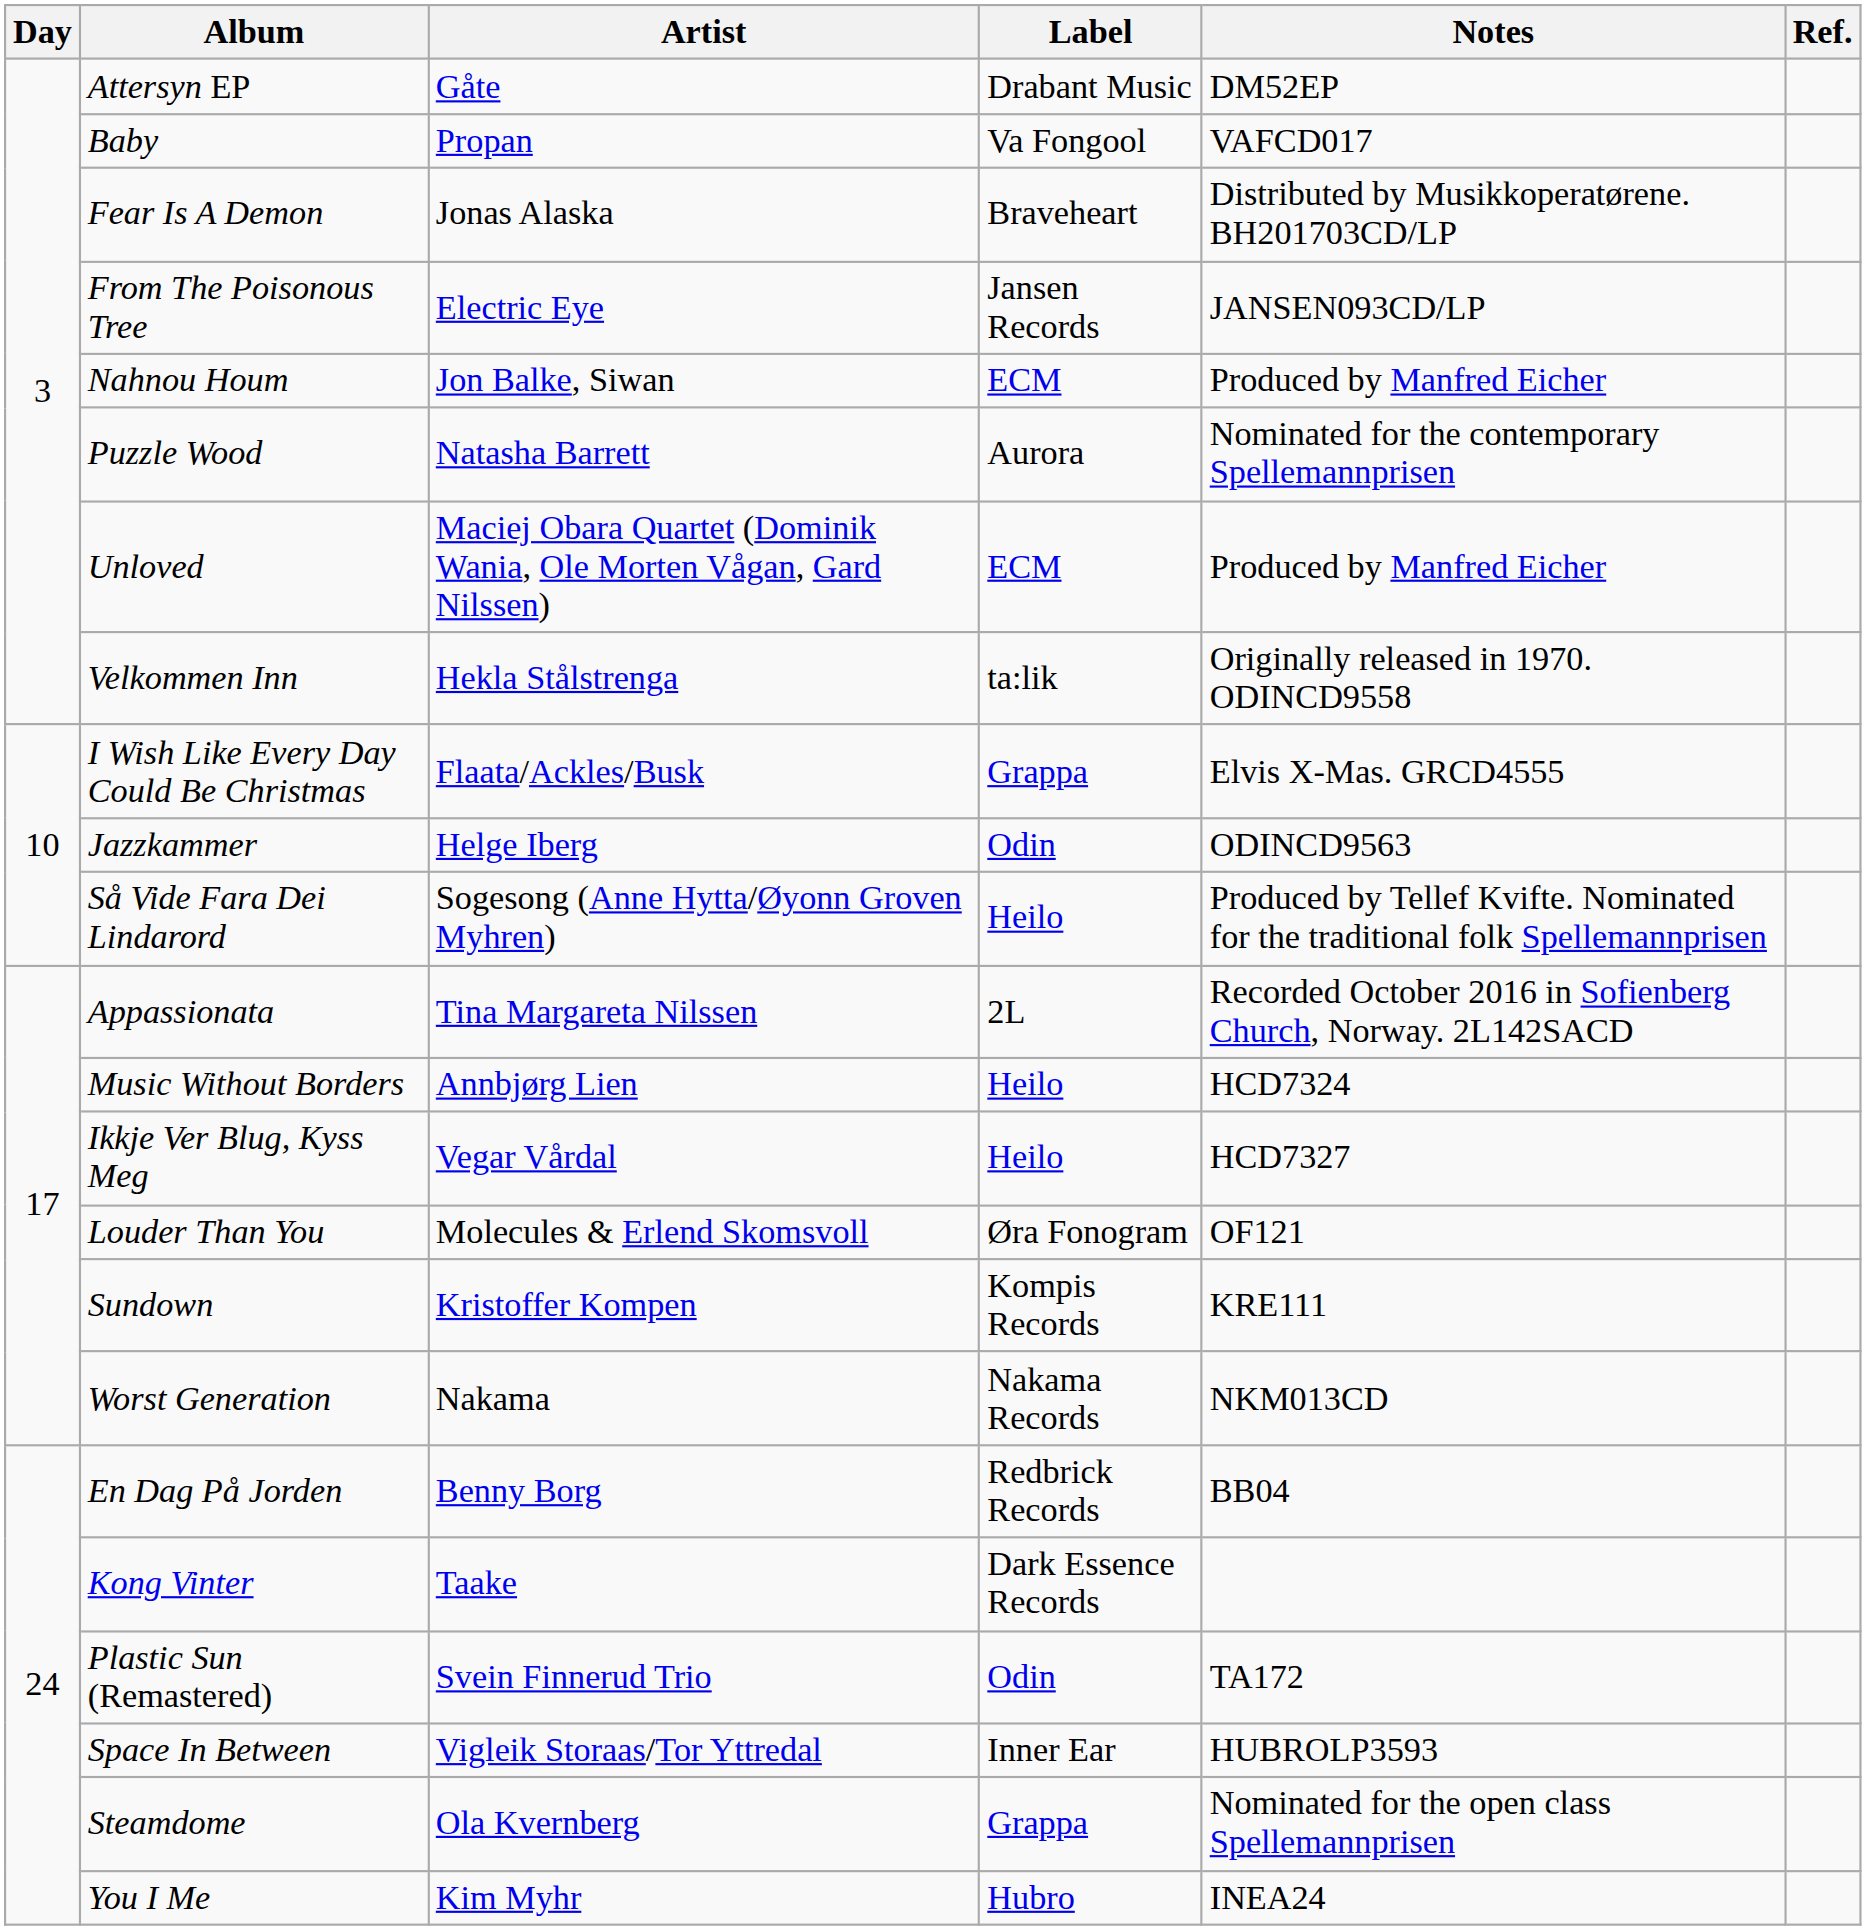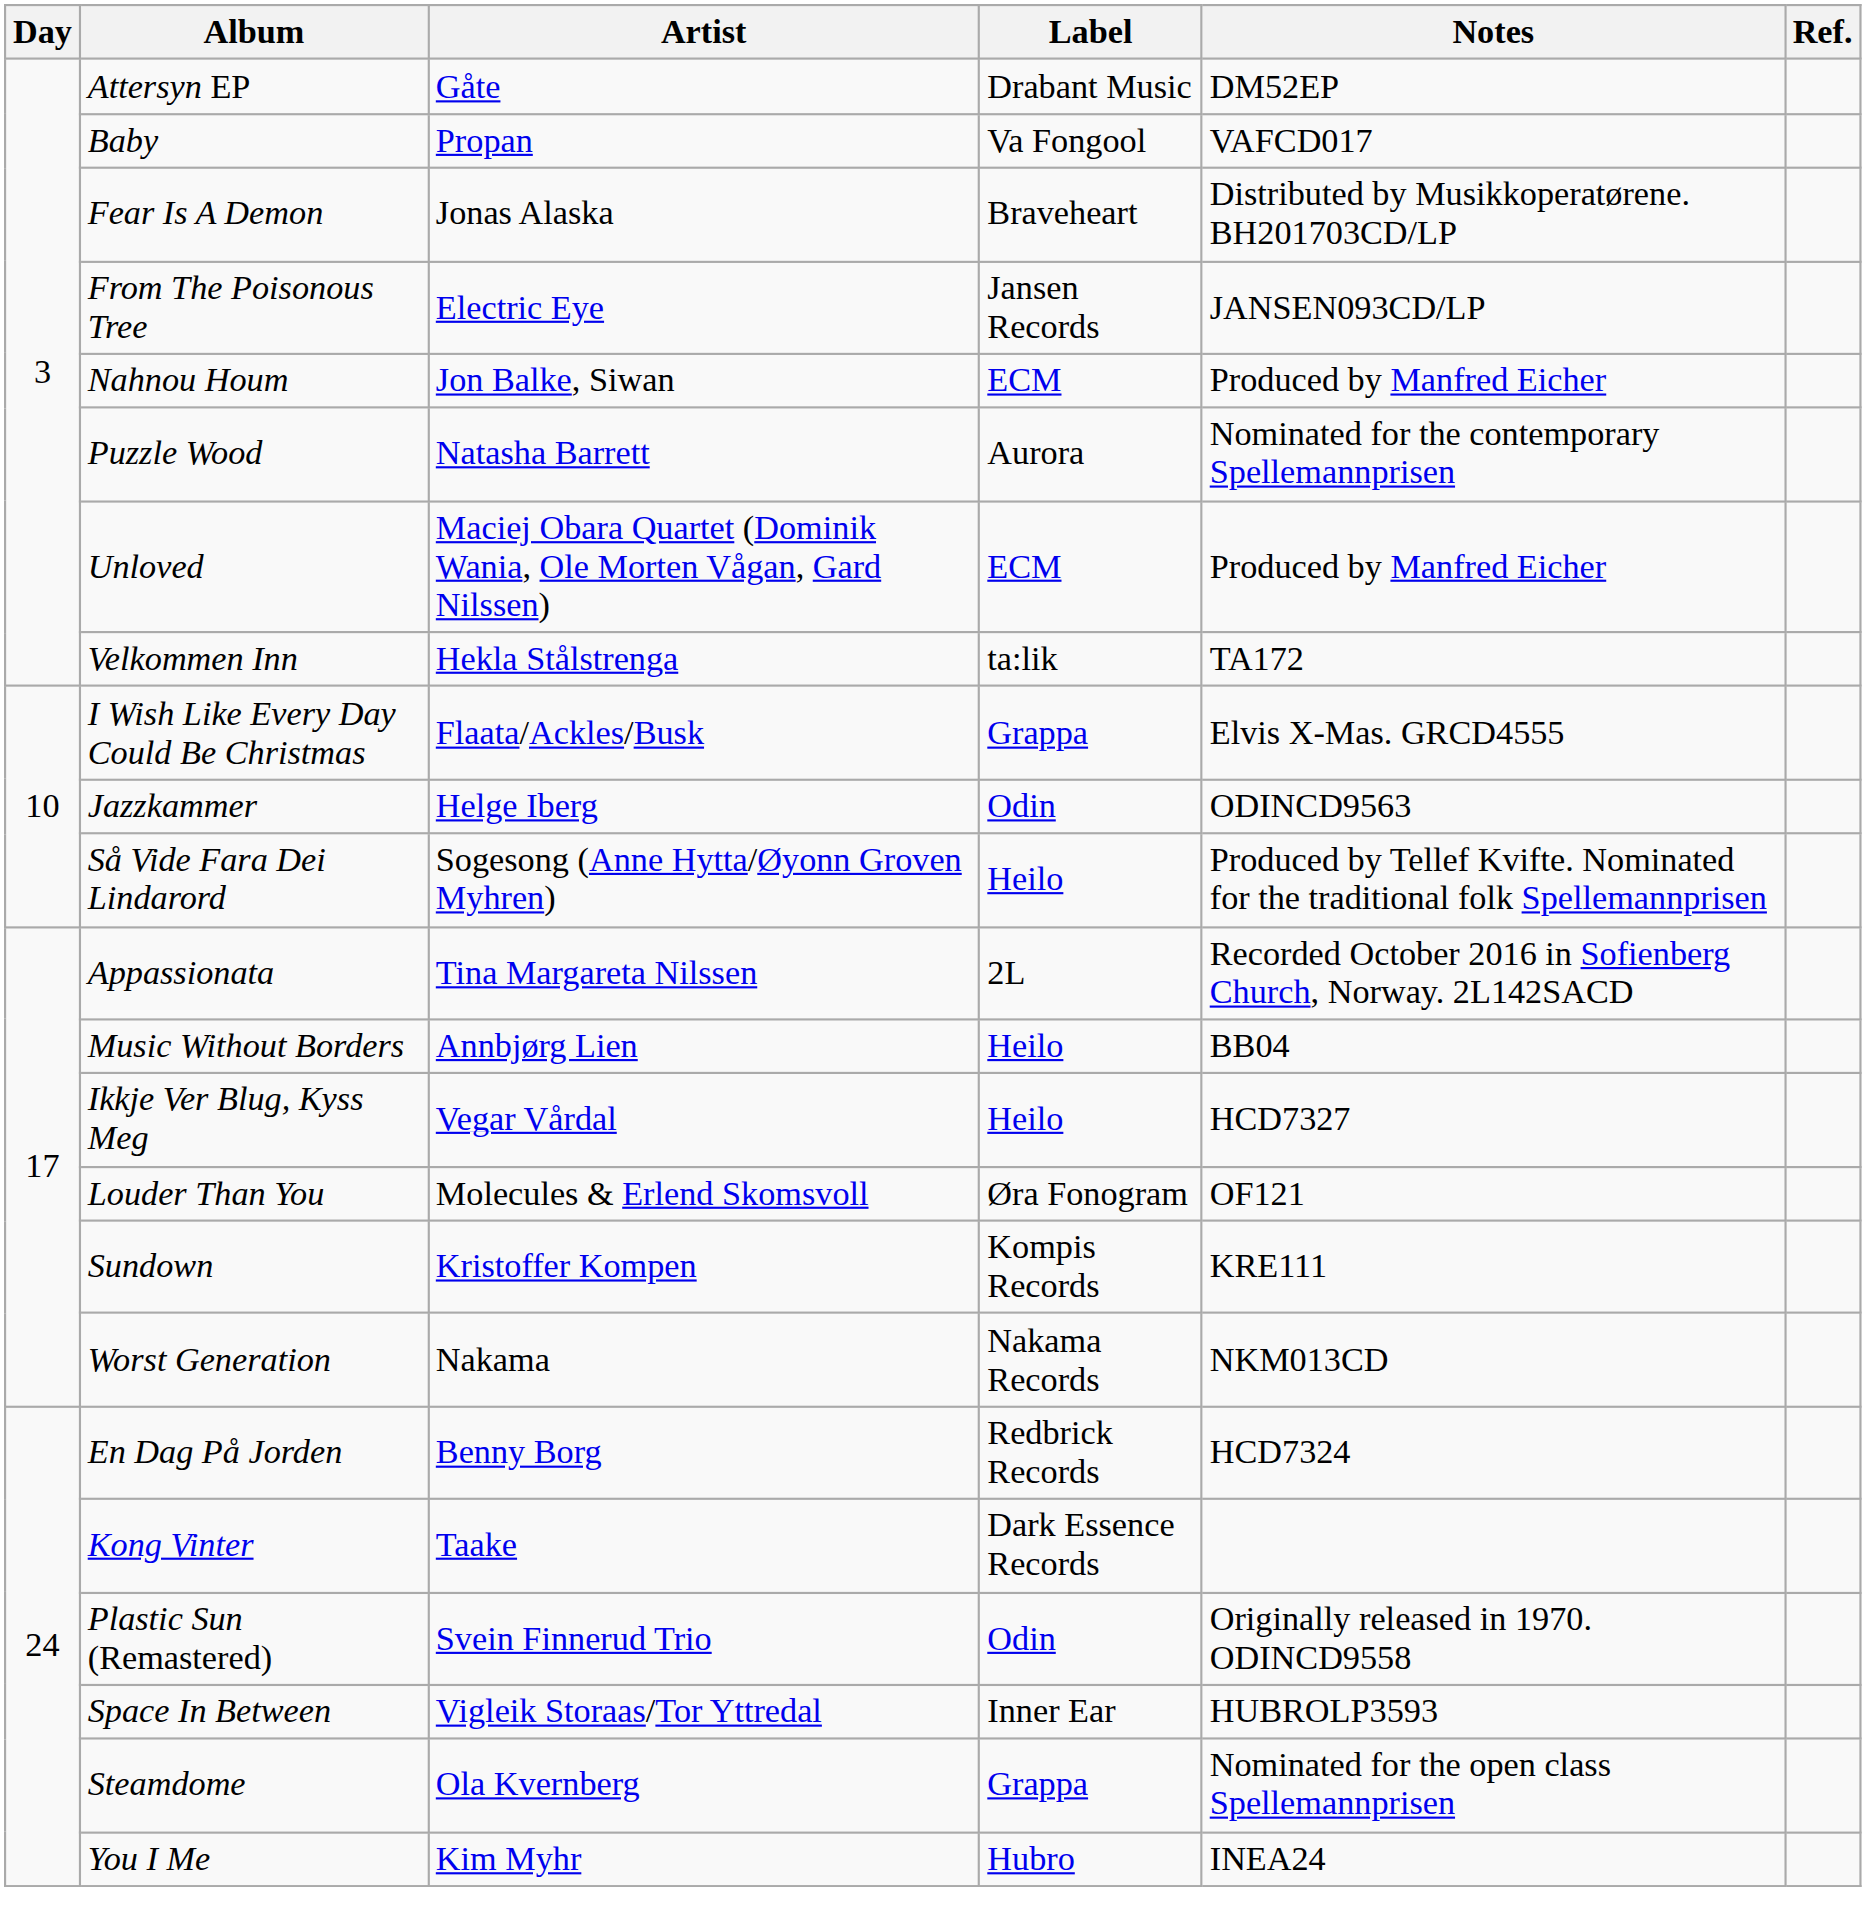(1401, 677) Originally released in 1970. ODINCD9558 -> (1257, 658) TA172
(1280, 1084) HCD7324 -> (1250, 1045) BB04
(1250, 1490) BB04 -> (1280, 1452) HCD7324
(1257, 1676) TA172 -> (1401, 1637) Originally released in 1970. ODINCD9558
